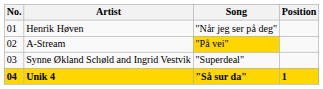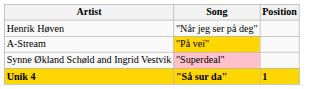- column: (14, 12)
(220, 60) no background -> (200, 60) pink background
